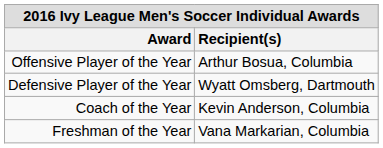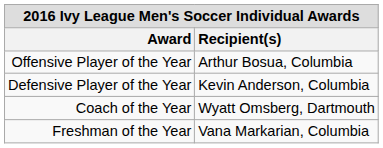(287, 85) Wyatt Omsberg, Dartmouth -> (284, 85) Kevin Anderson, Columbia
(284, 108) Kevin Anderson, Columbia -> (287, 108) Wyatt Omsberg, Dartmouth
